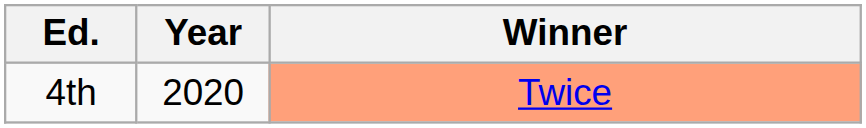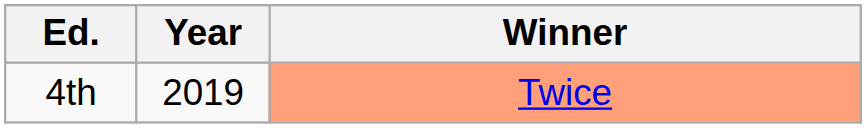(203, 92) 2020 -> (203, 92) 2019
